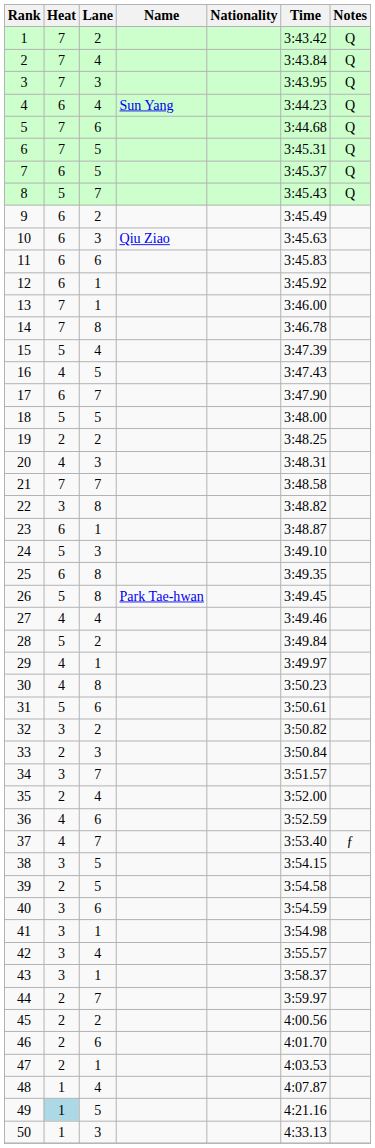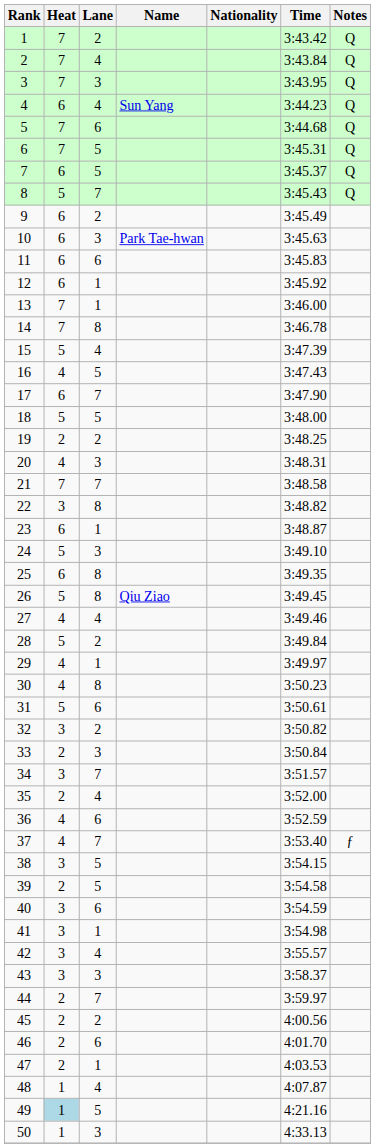(145, 238) Qiu Ziao -> (162, 238) Park Tae-hwan
(162, 596) Park Tae-hwan -> (145, 596) Qiu Ziao
(98, 975) 1 -> (98, 975) 3
